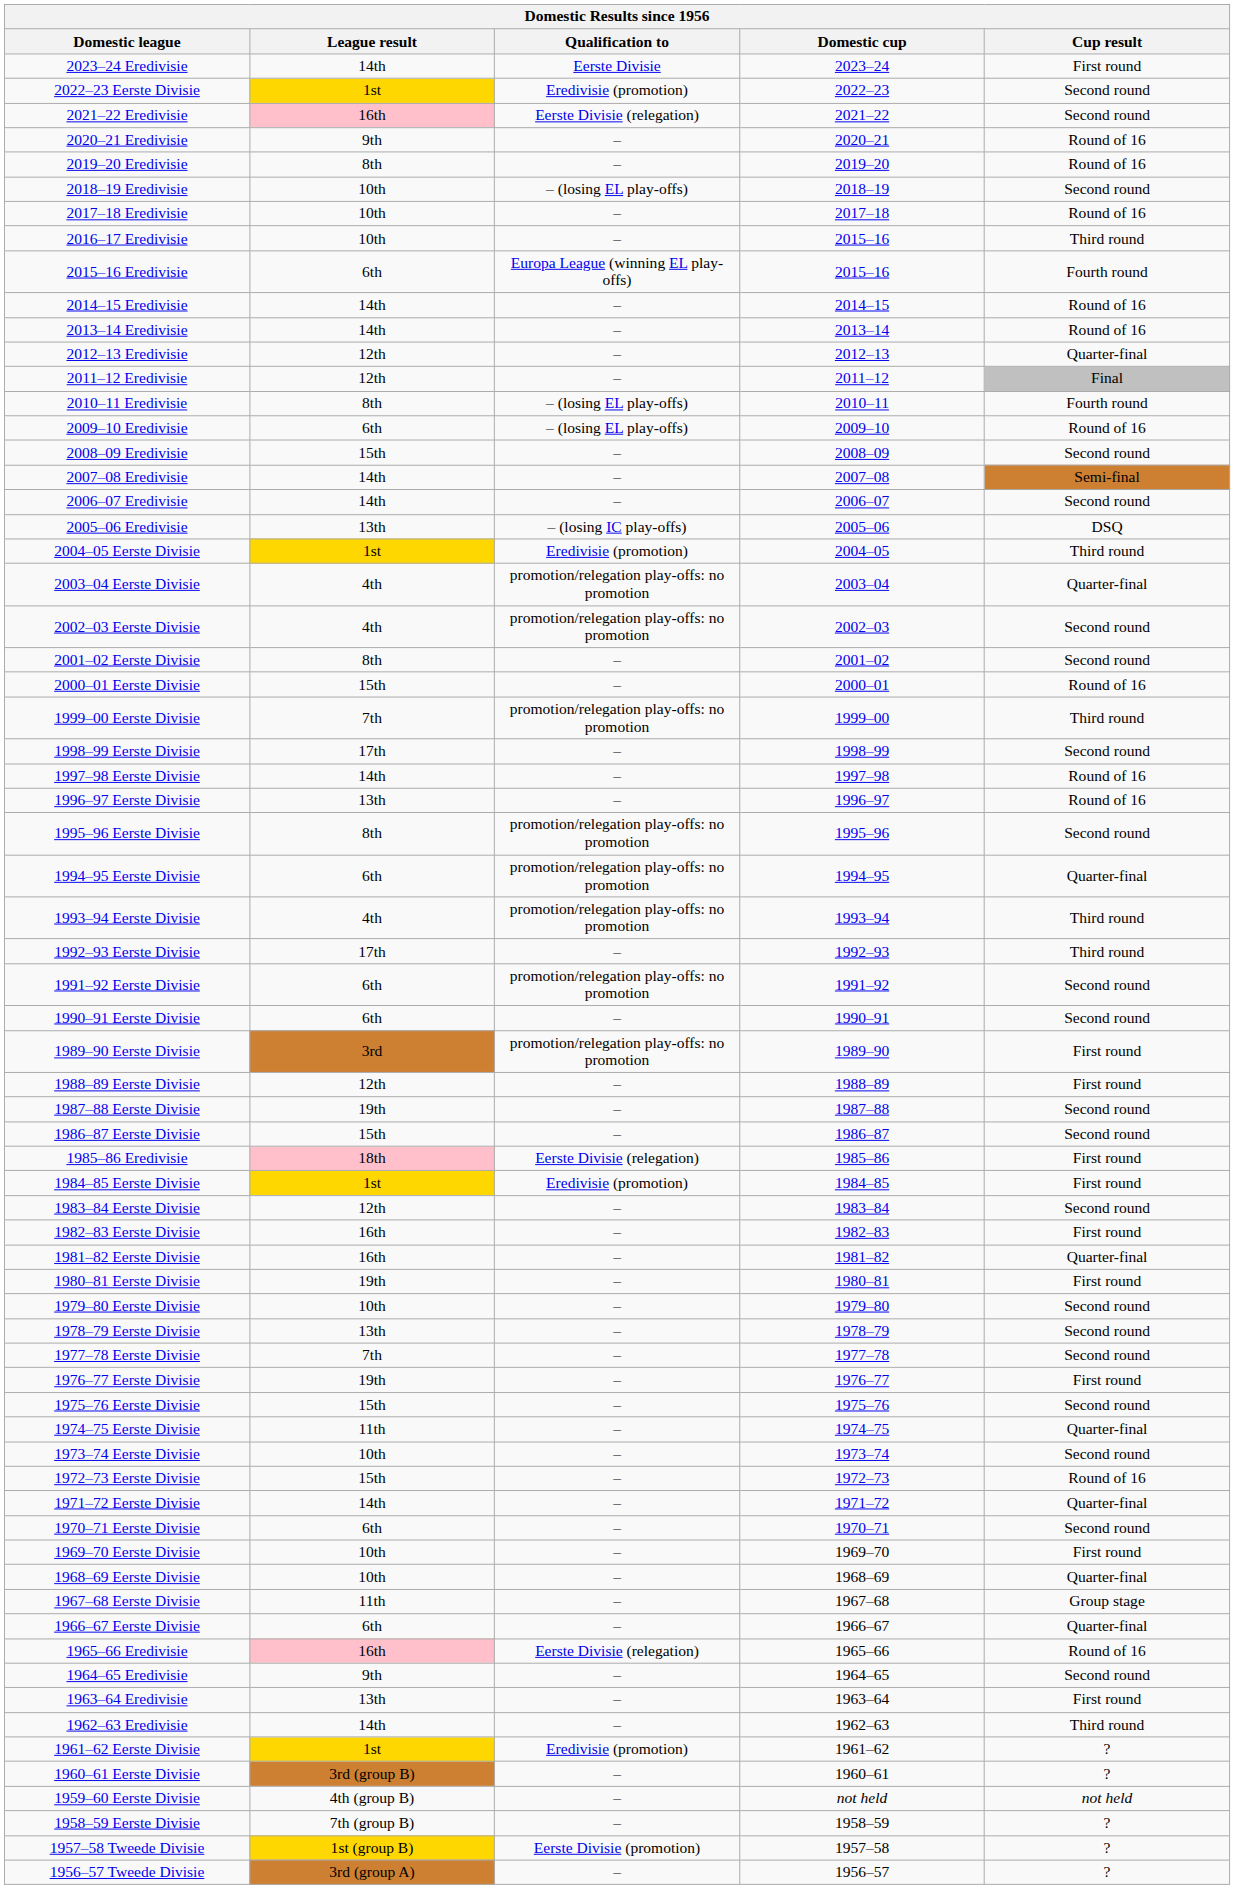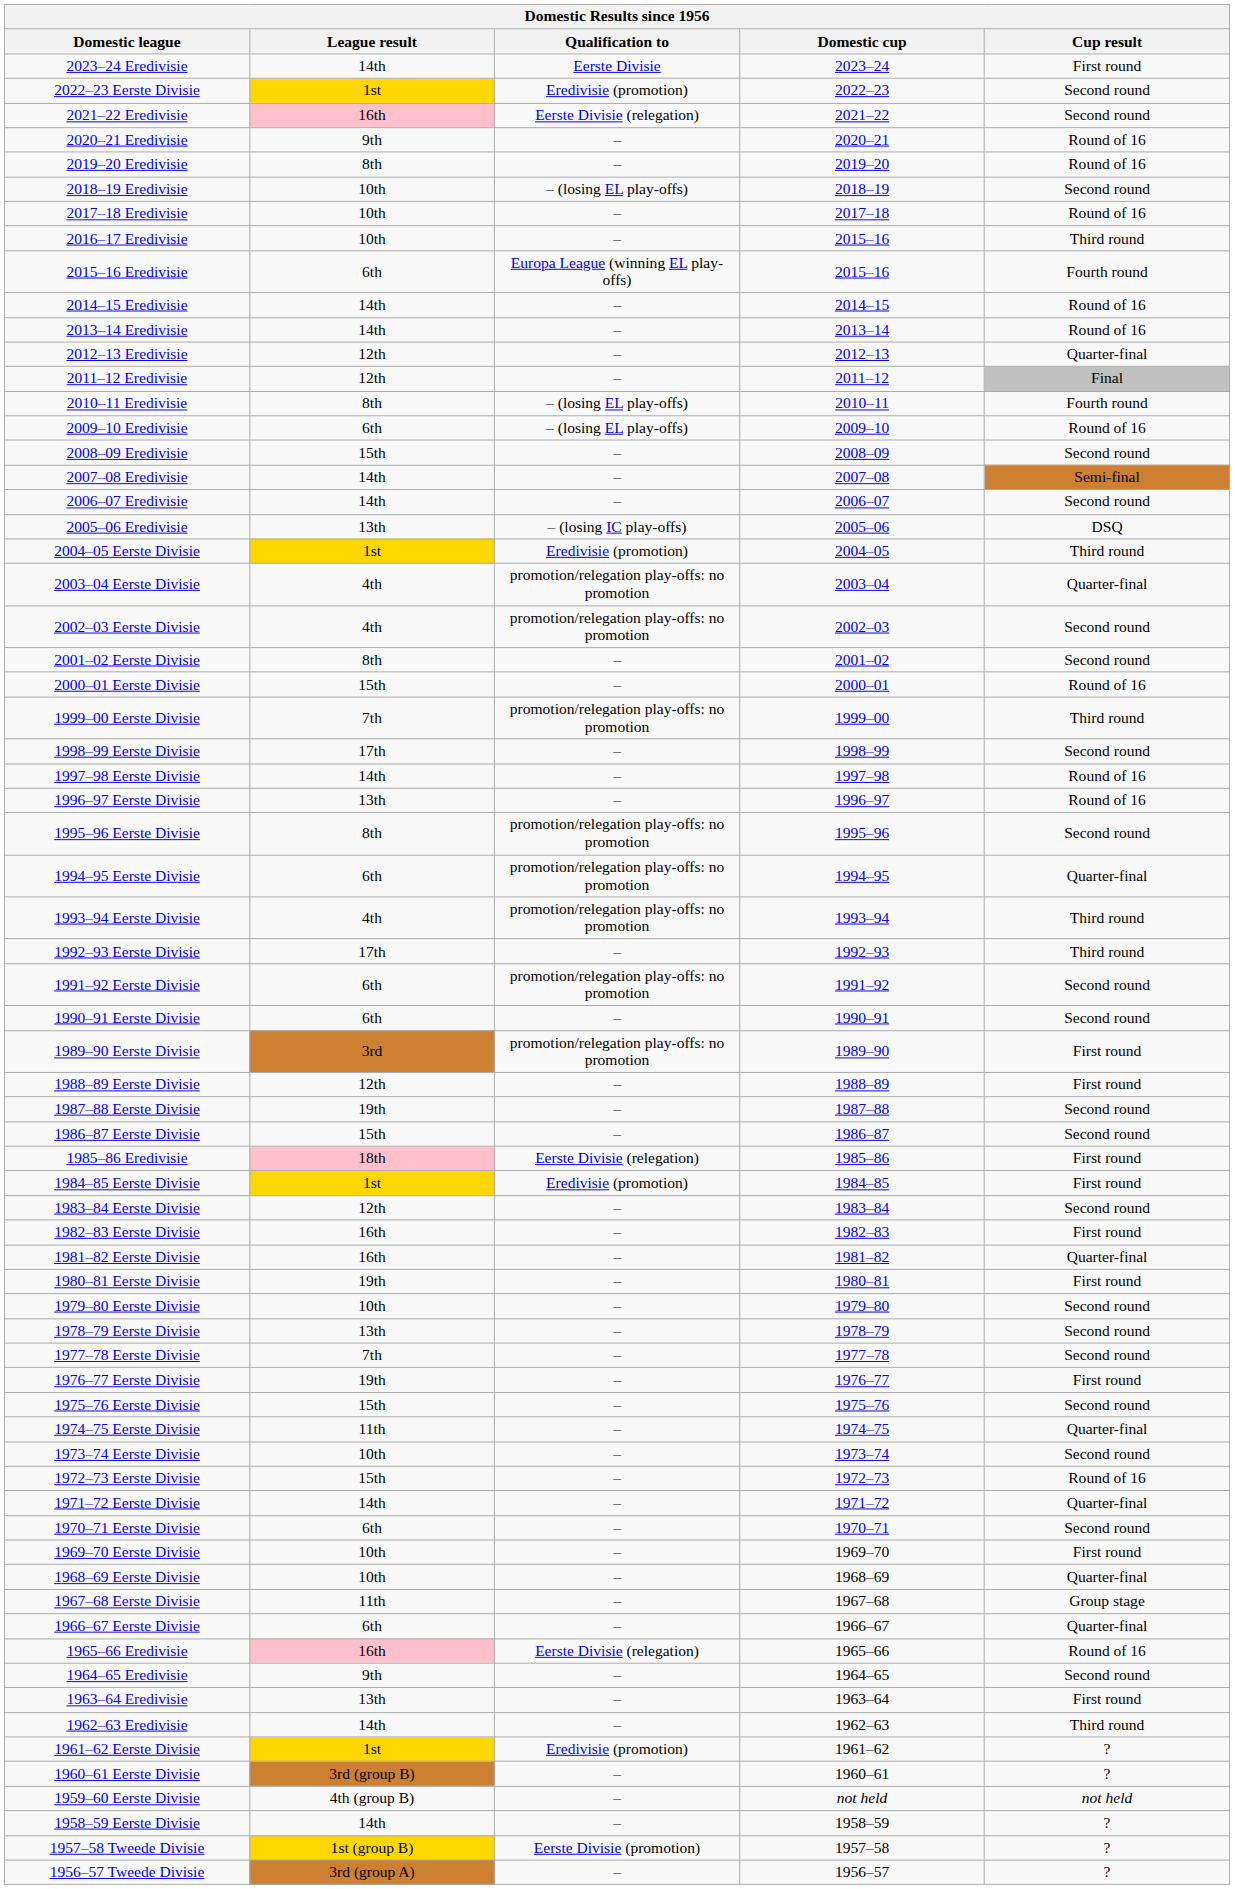(372, 1823) 7th (group B) -> (372, 1823) 14th
